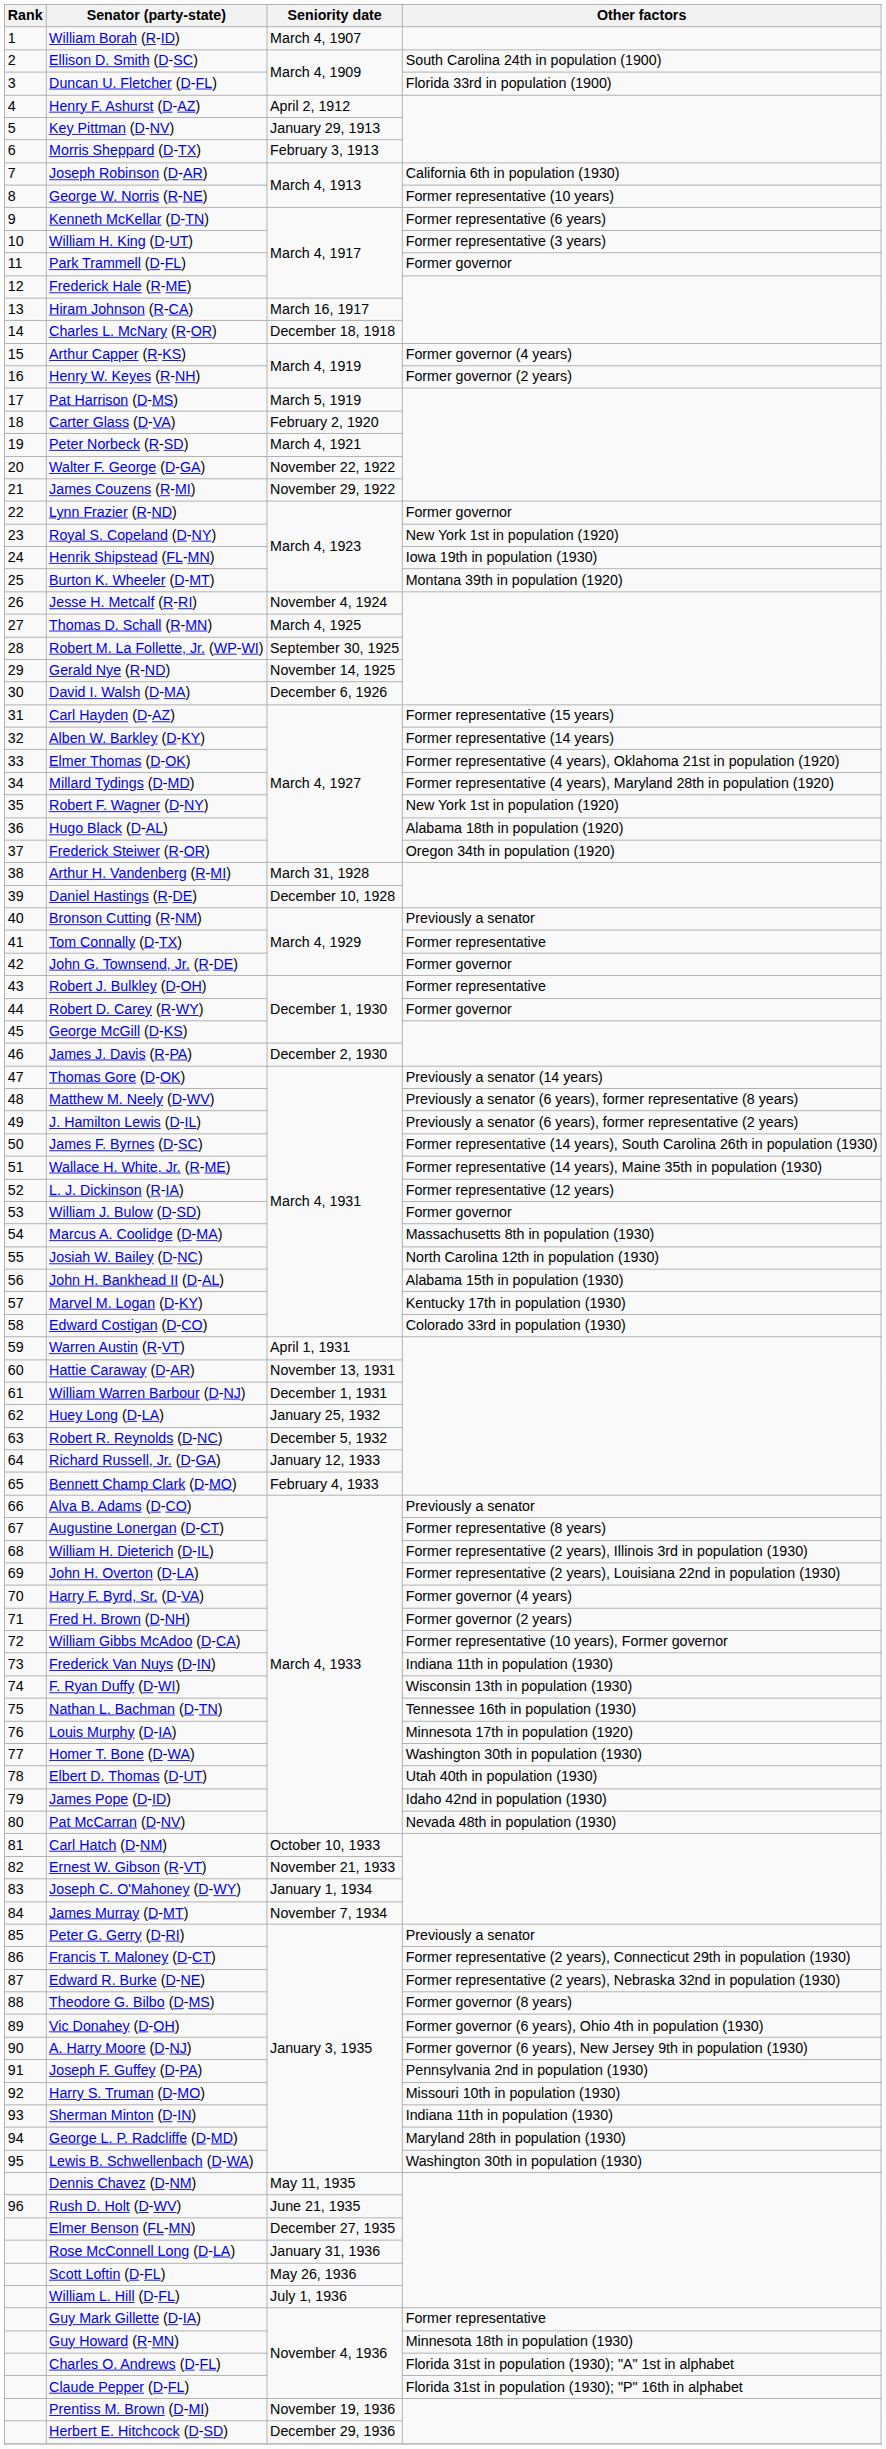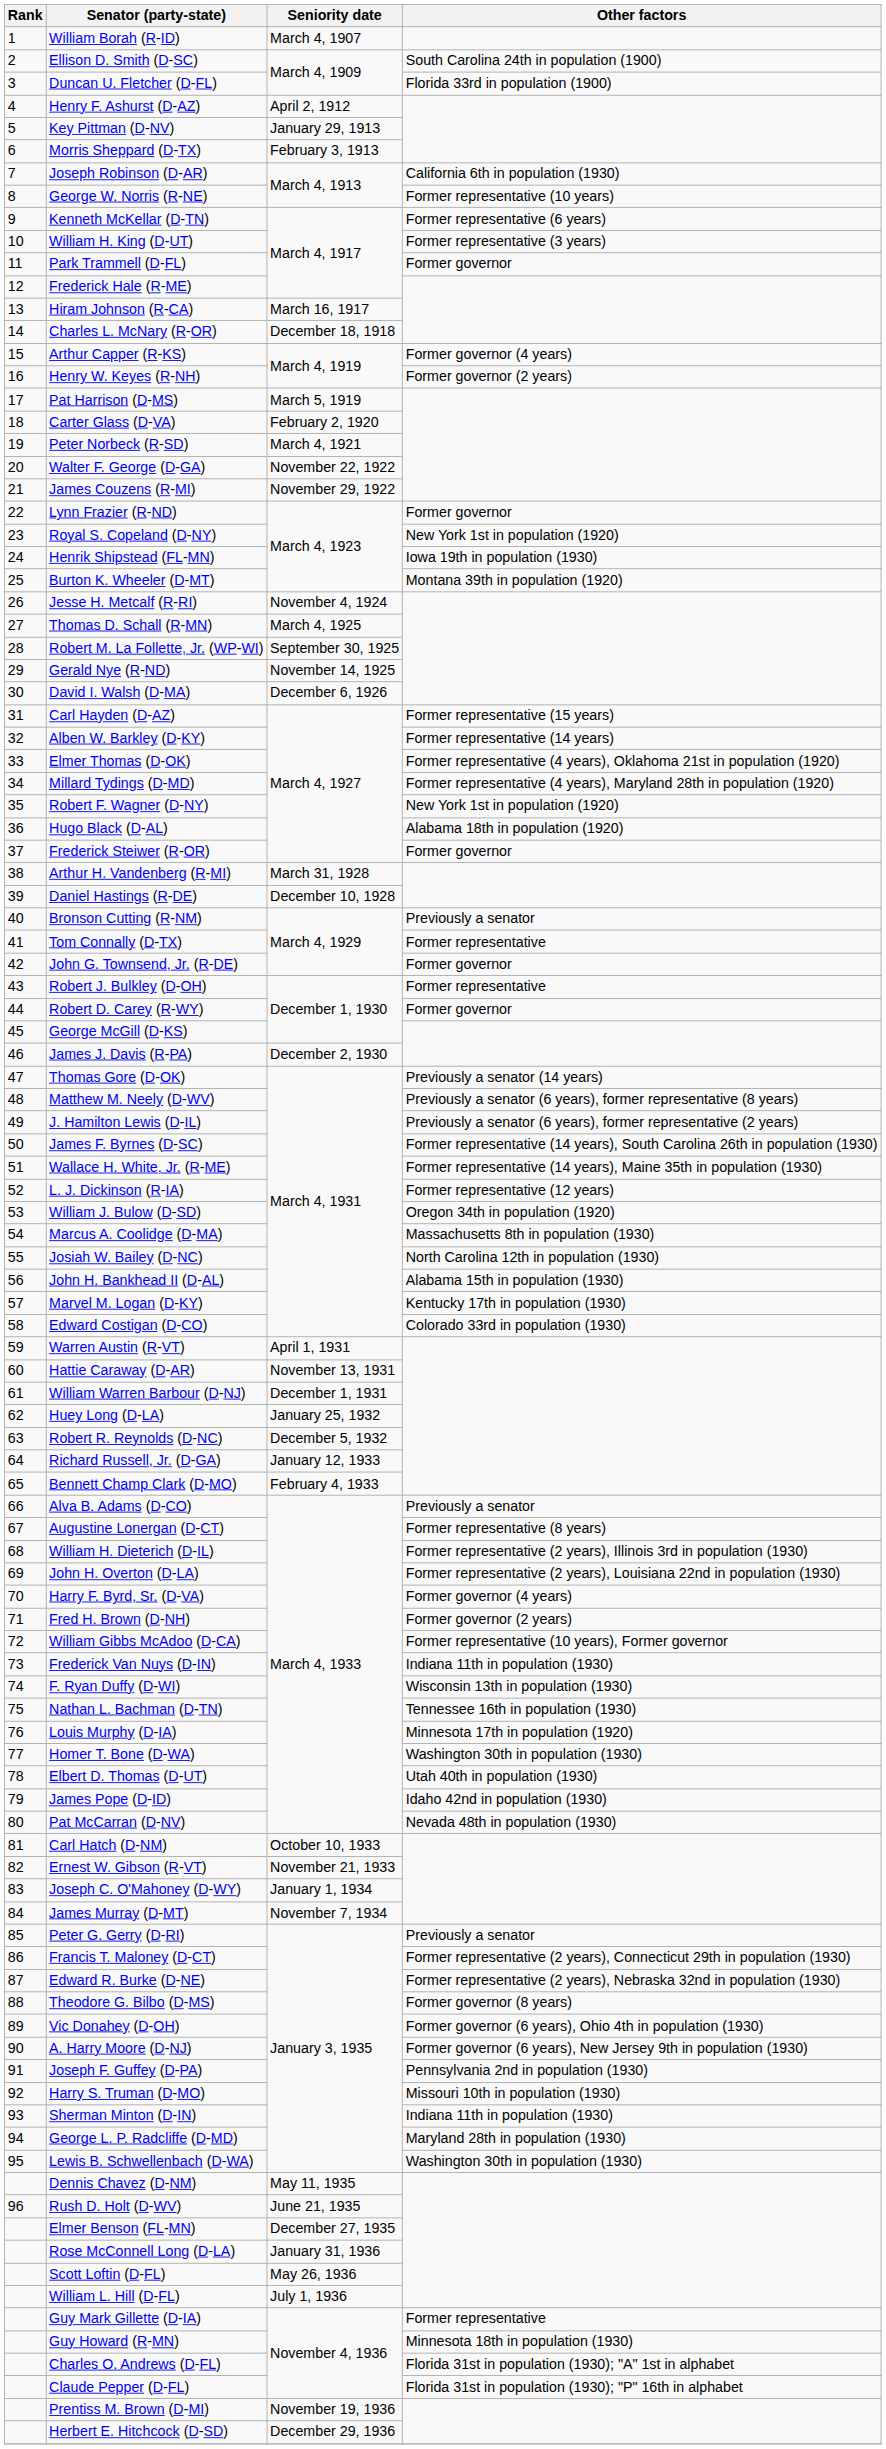(510, 851) Oregon 34th in population (1920) -> (459, 851) Former governor
(459, 1212) Former governor -> (510, 1212) Oregon 34th in population (1920)
